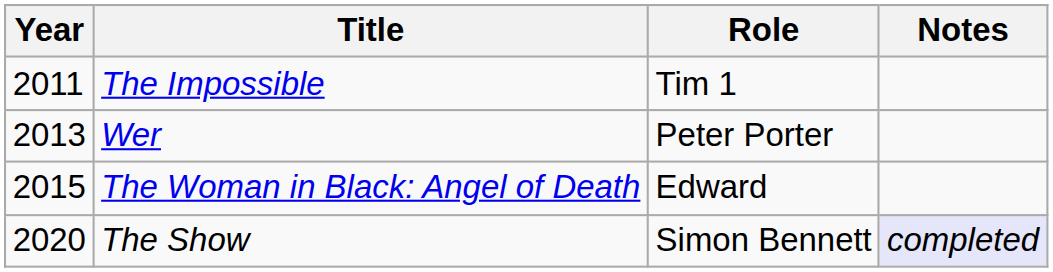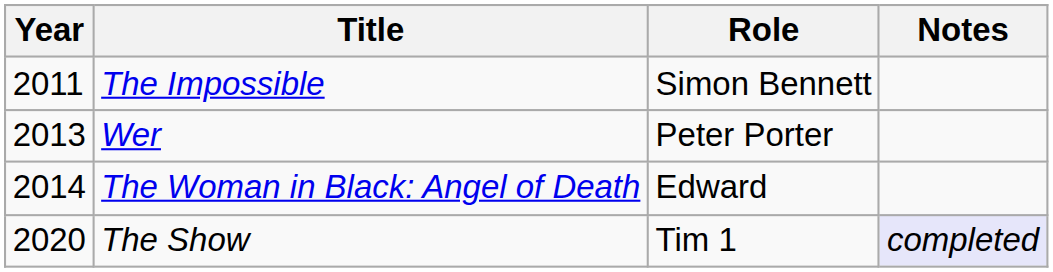(696, 82) Tim 1 -> (764, 82) Simon Bennett
(49, 187) 2015 -> (49, 187) 2014
(764, 239) Simon Bennett -> (696, 239) Tim 1
